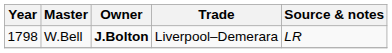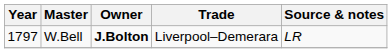(23, 36) 1798 -> (23, 36) 1797
